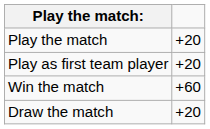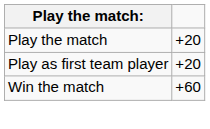- row: (61, 111)
